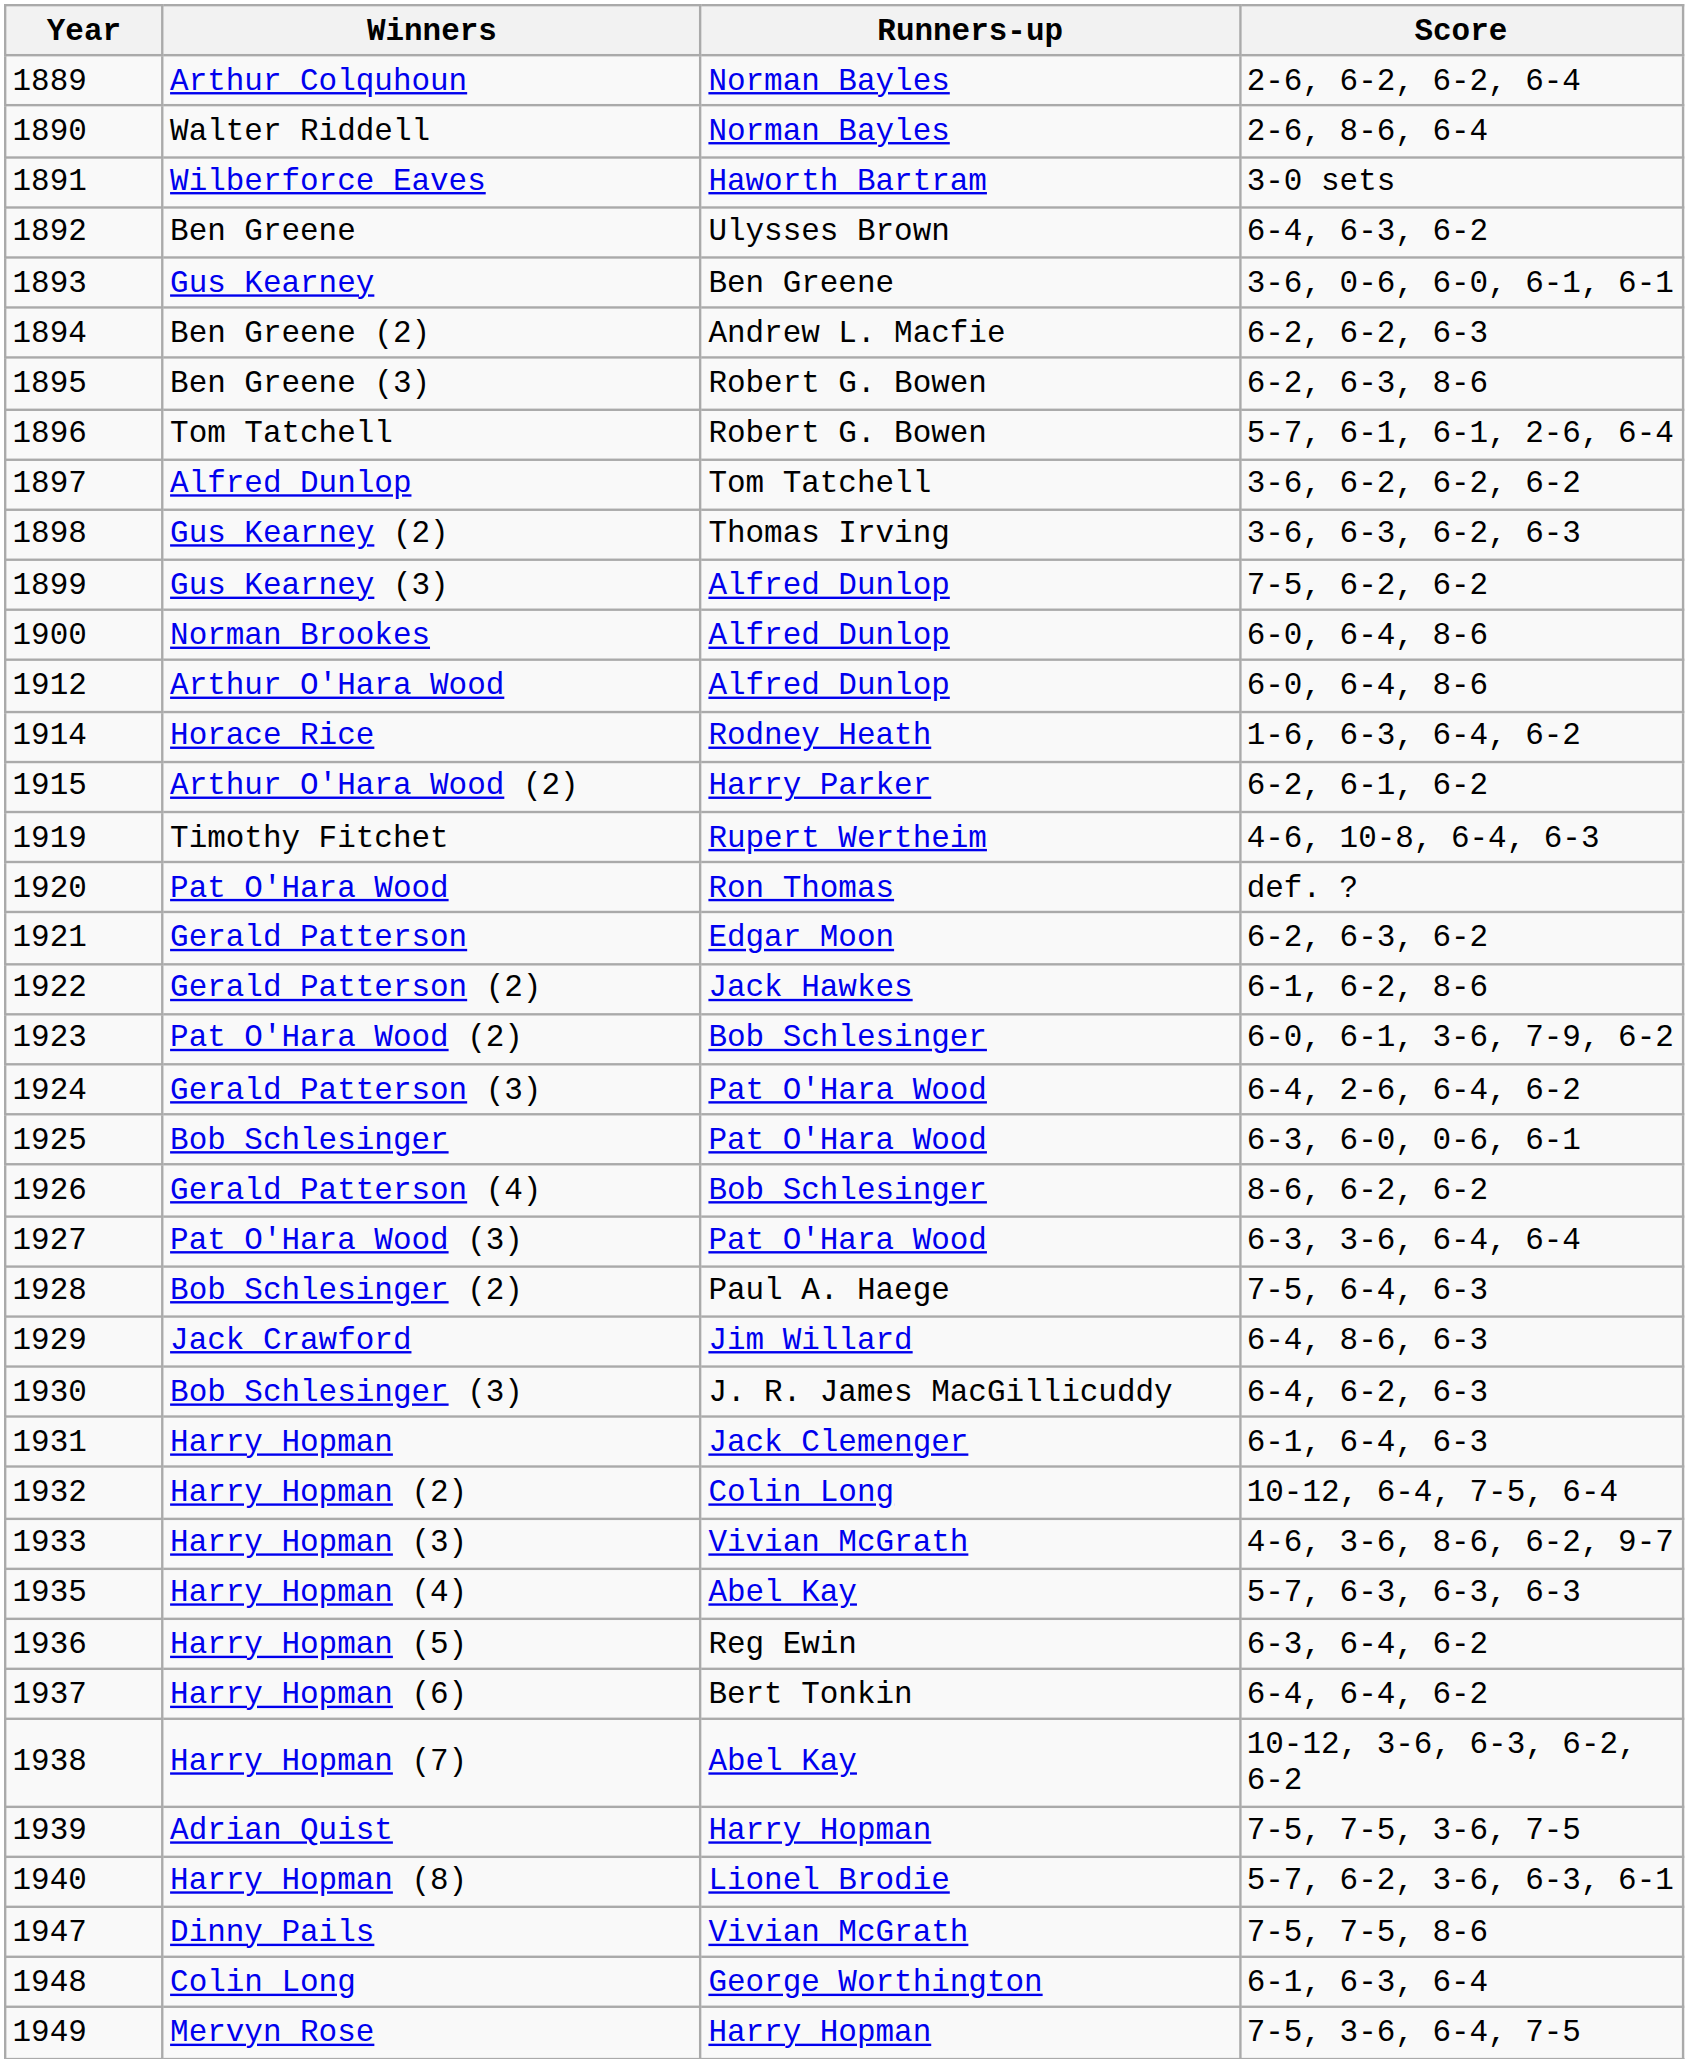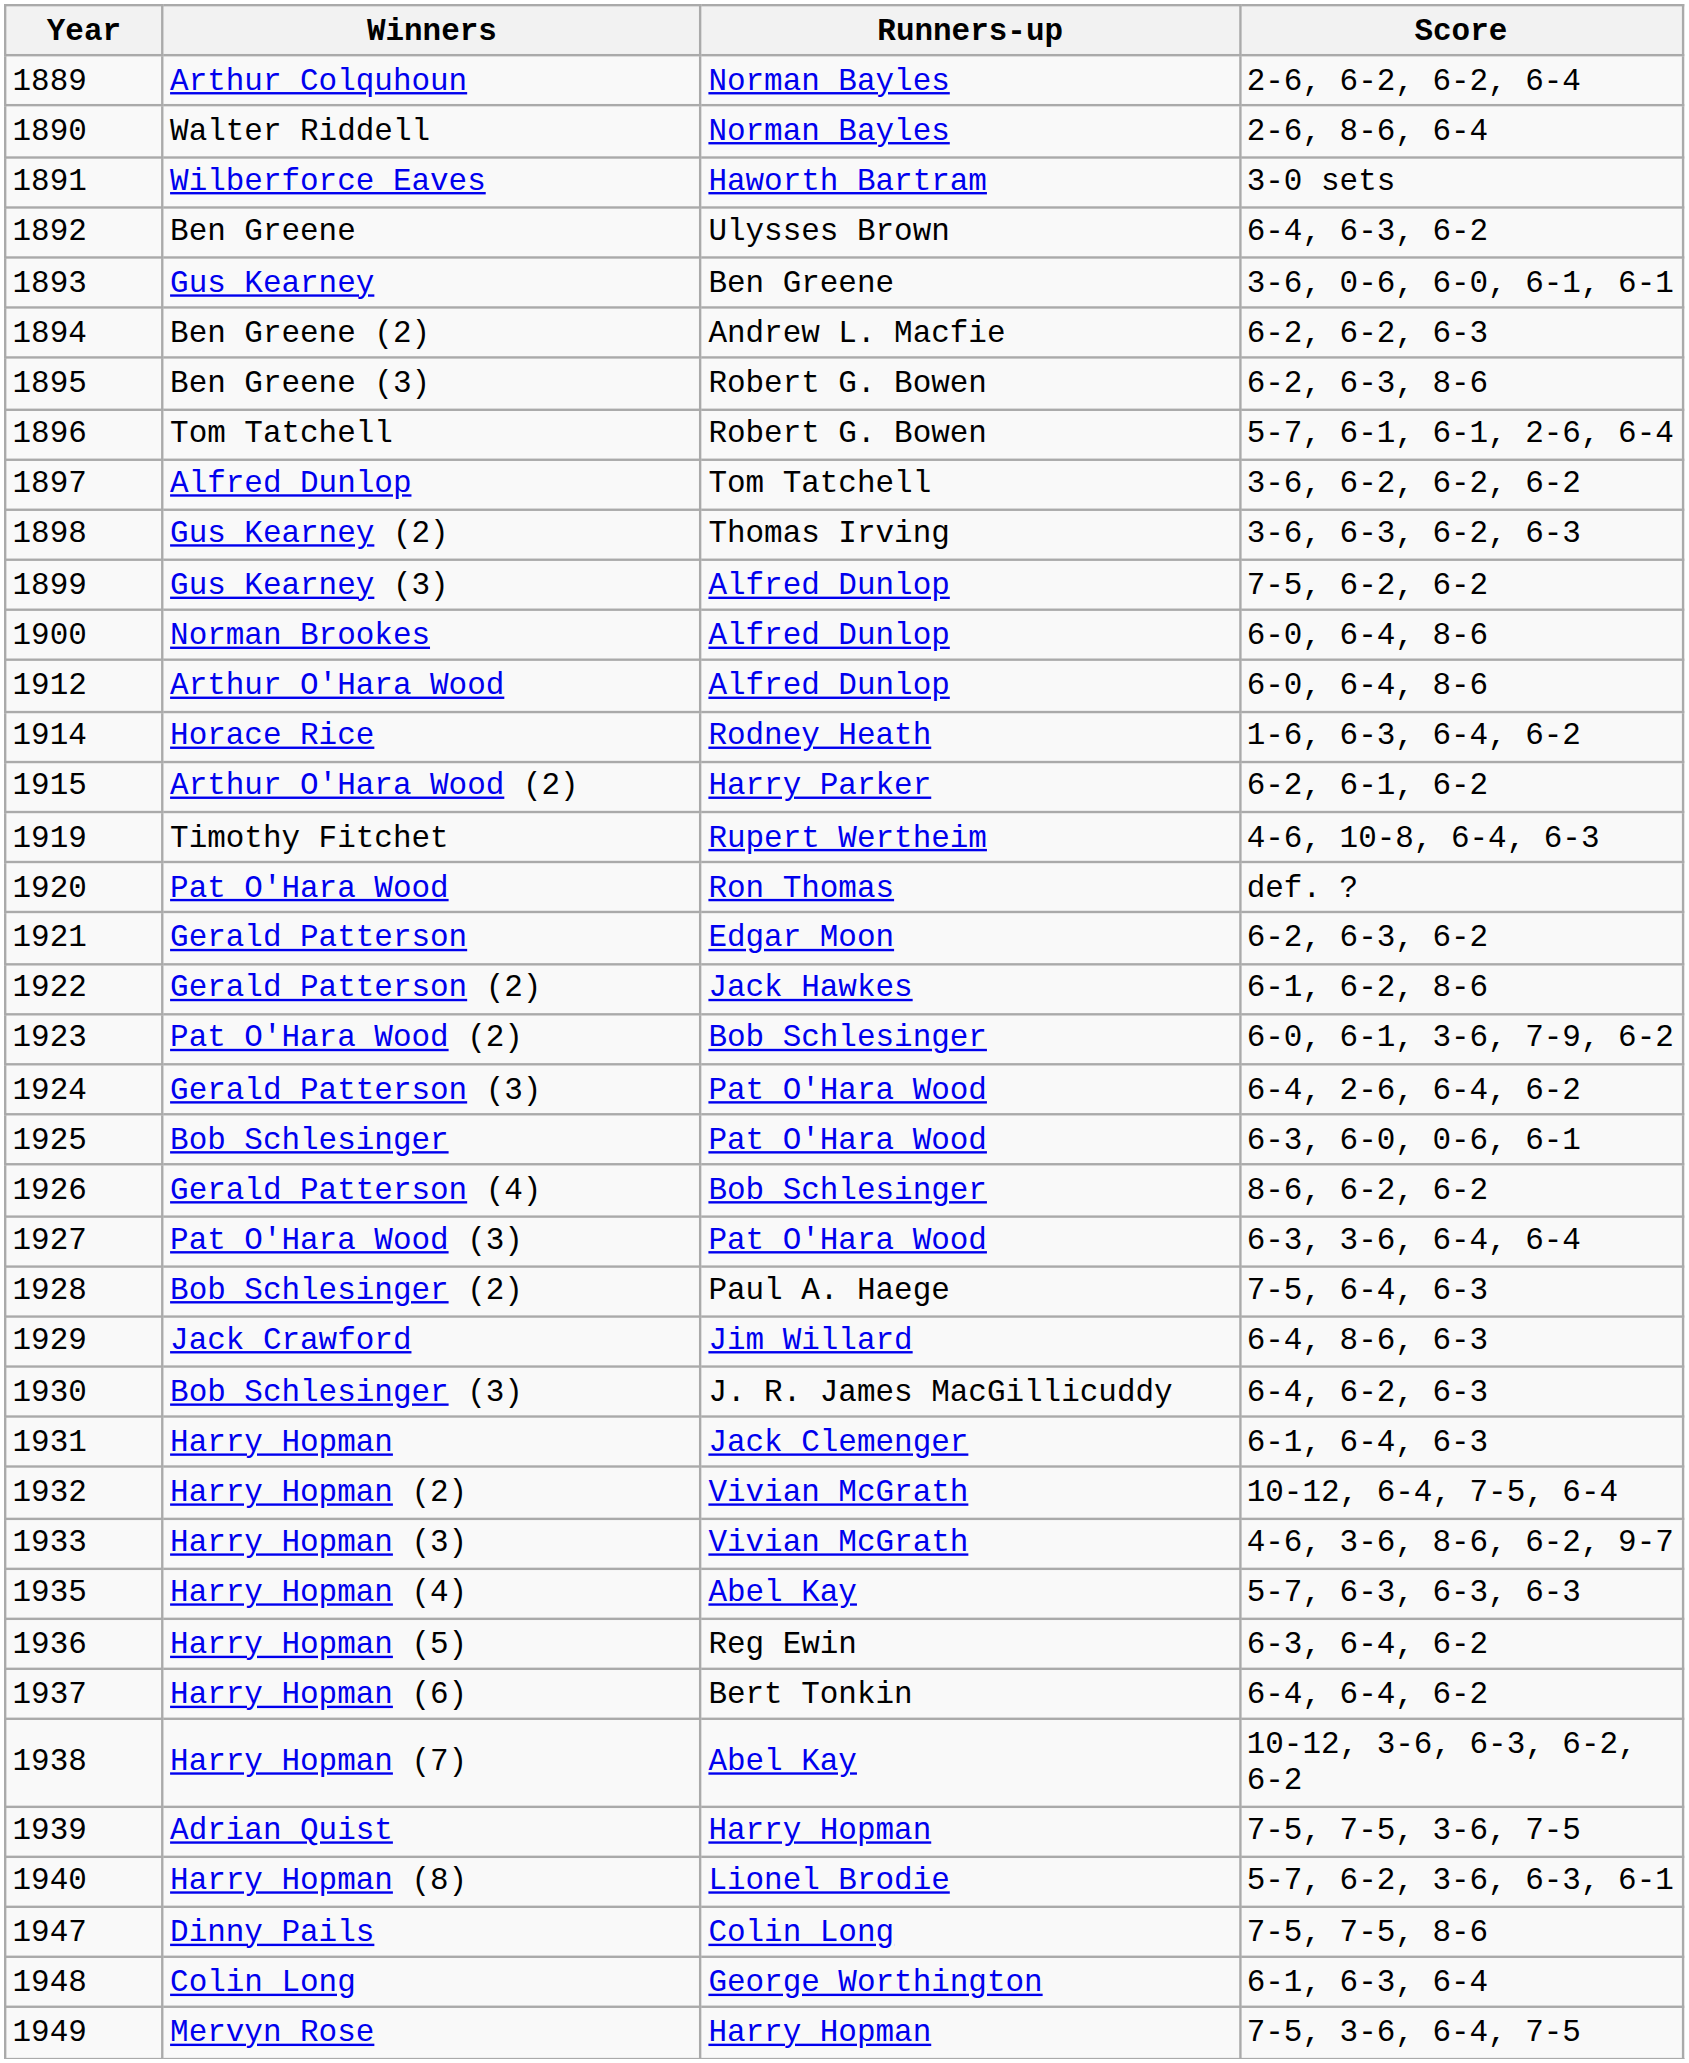(801, 1493) Colin Long -> (838, 1493) Vivian McGrath
(838, 1932) Vivian McGrath -> (801, 1932) Colin Long
